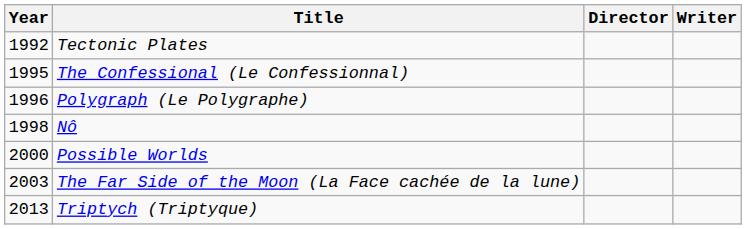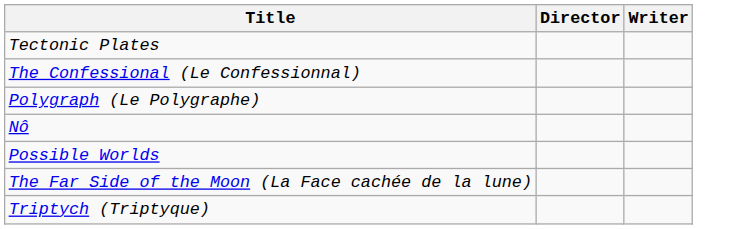- column: (29, 18)
